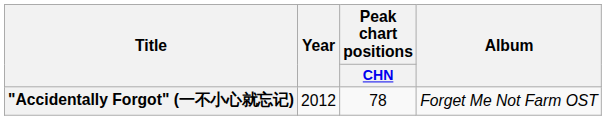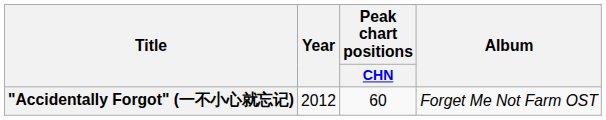(378, 100) 78 -> (378, 100) 60
